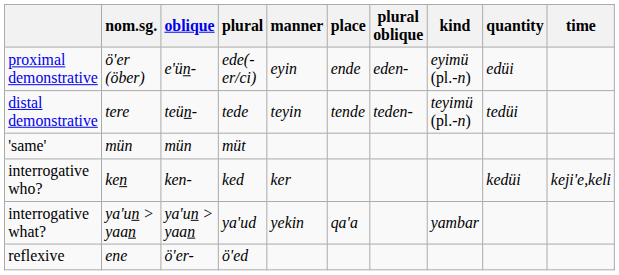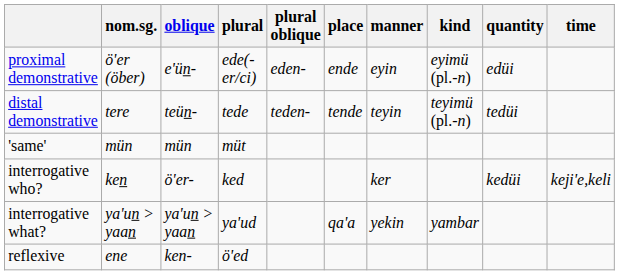columns swapped: (398, 25) <-> (297, 25)
(178, 179) ken- -> (179, 179) ö'er-
(179, 256) ö'er- -> (178, 256) ken-
